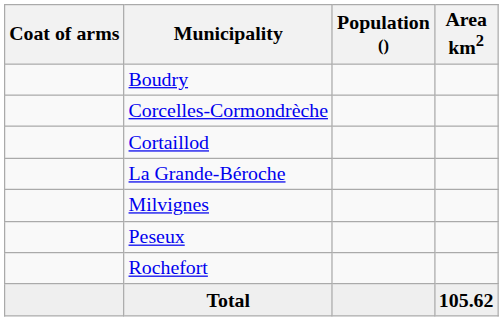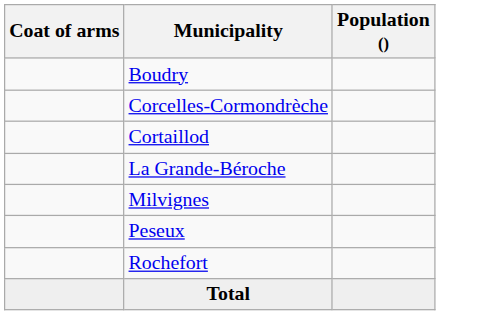- column: (466, 34)
